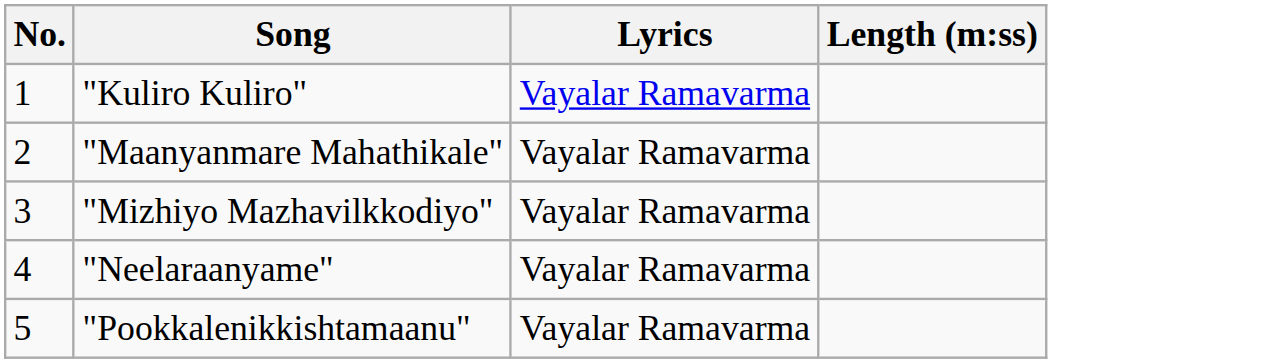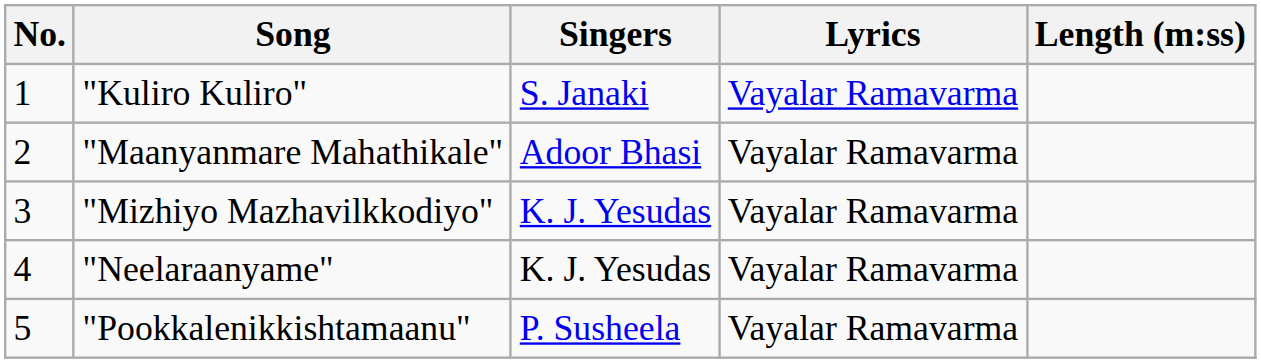+ column: (615, 34)
